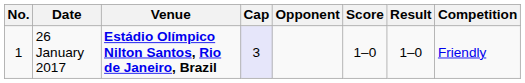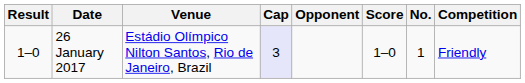columns swapped: (19, 15) <-> (411, 15)
(163, 52) bold -> (189, 52) normal
